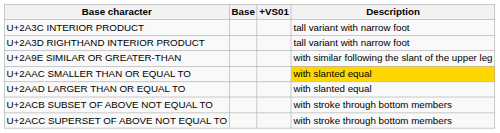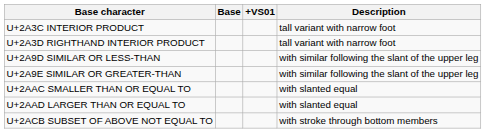+ row: (83, 58)
(333, 74) gold background -> (318, 89) no background
- row: (117, 120)
